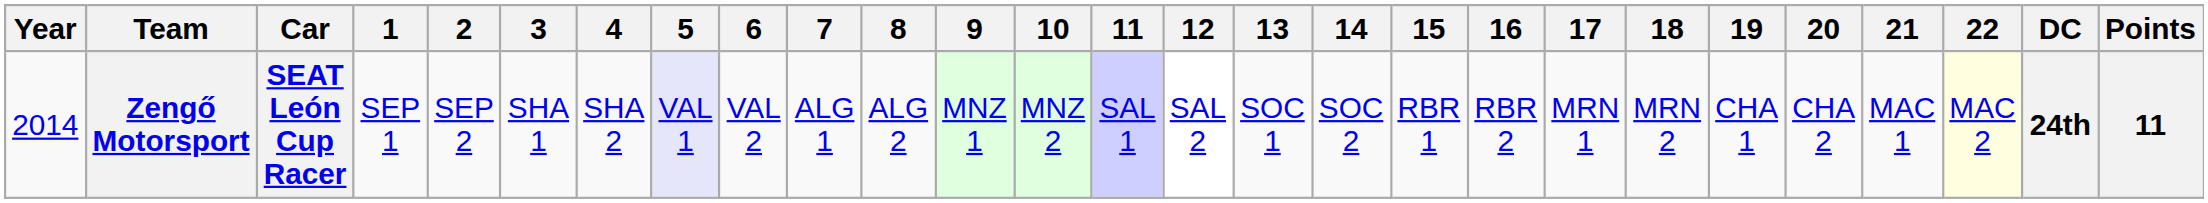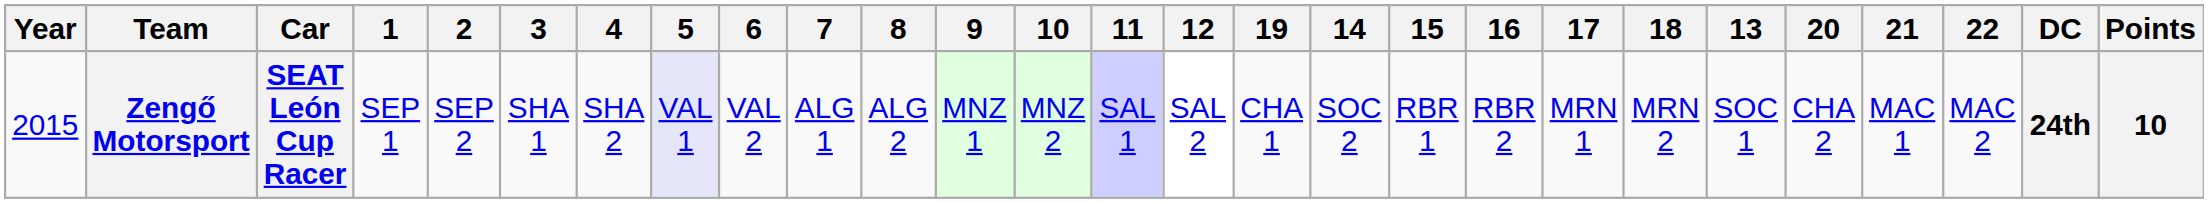columns swapped: (1272, 28) <-> (1747, 28)
(45, 124) 2014 -> (45, 124) 2015
(1982, 124) lightyellow background -> (1982, 124) no background
(2150, 124) 11 -> (2150, 124) 10
